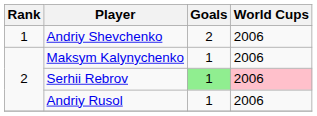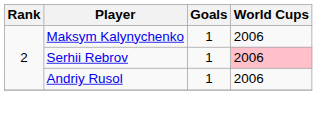- row: (104, 36)
(209, 79) lightgreen background -> (209, 57) no background
